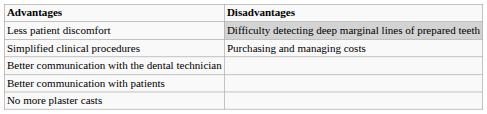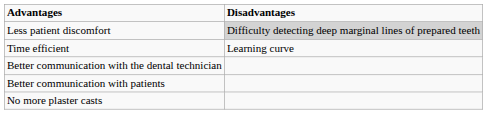+ row: (38, 48)
- row: (73, 48)
